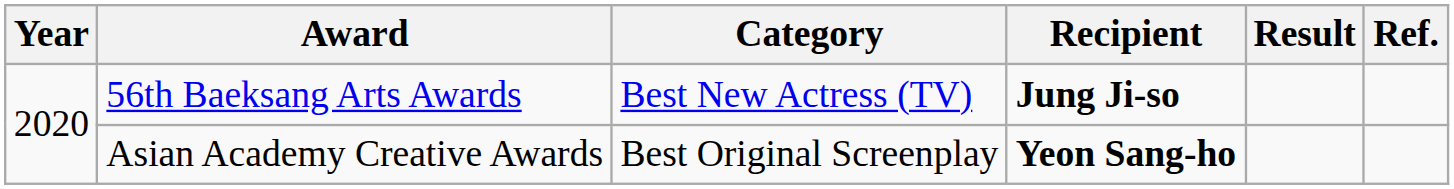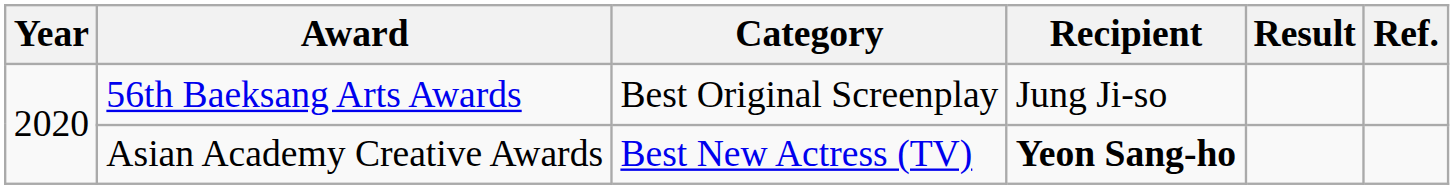(796, 93) Best New Actress (TV) -> (809, 93) Best Original Screenplay
(1098, 93) bold -> (1091, 93) normal
(809, 153) Best Original Screenplay -> (796, 153) Best New Actress (TV)
